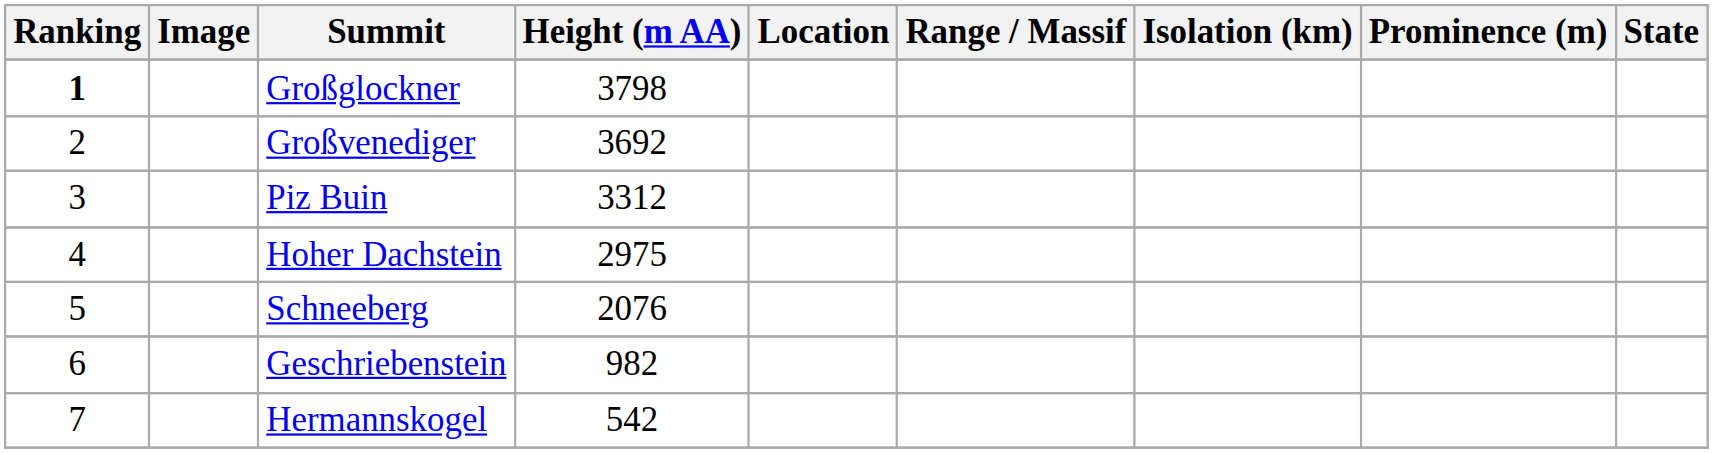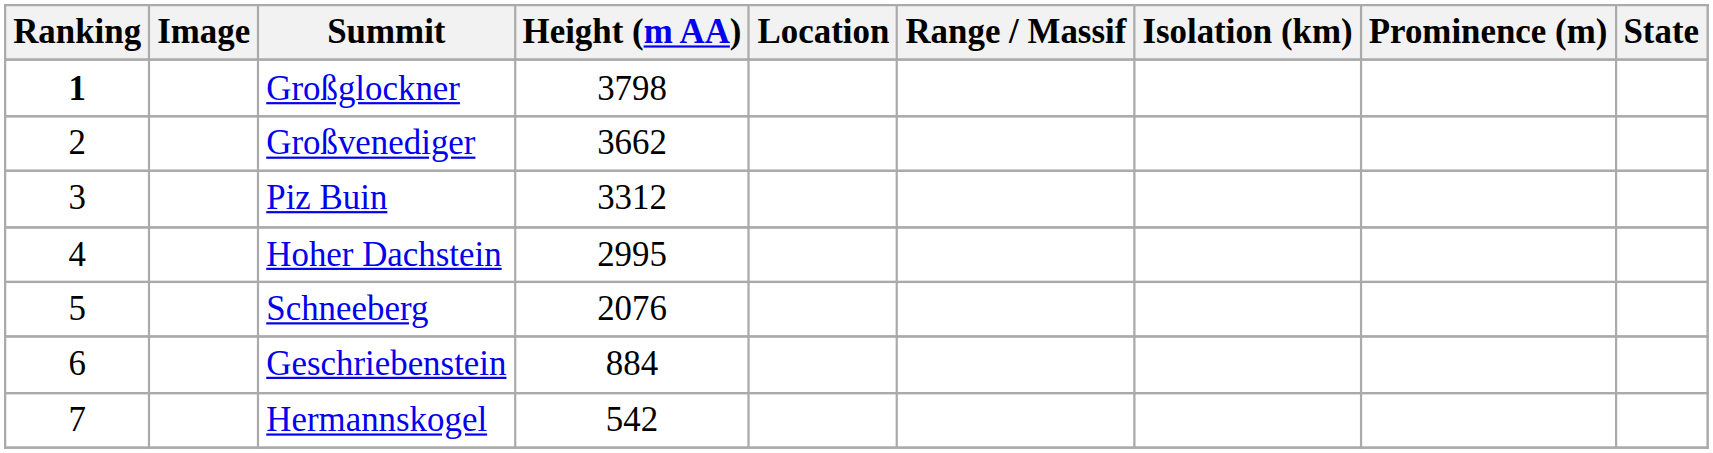(632, 142) 3692 -> (632, 142) 3662
(632, 253) 2975 -> (632, 253) 2995
(632, 364) 982 -> (632, 364) 884
